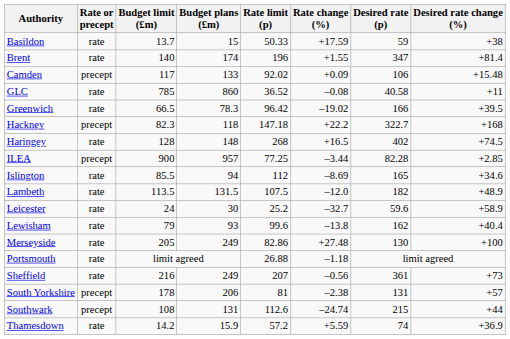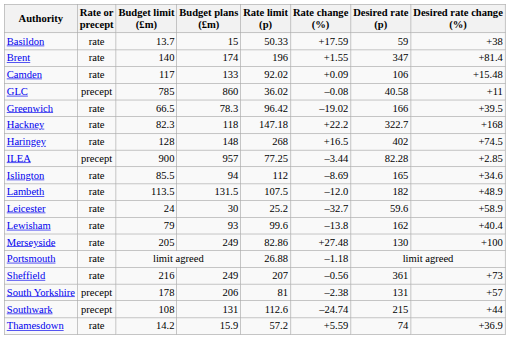(97, 74) precept -> (97, 74) rate
(97, 91) rate -> (97, 91) precept
(276, 91) 36.52 -> (276, 91) 36.02
(97, 125) precept -> (97, 125) rate
